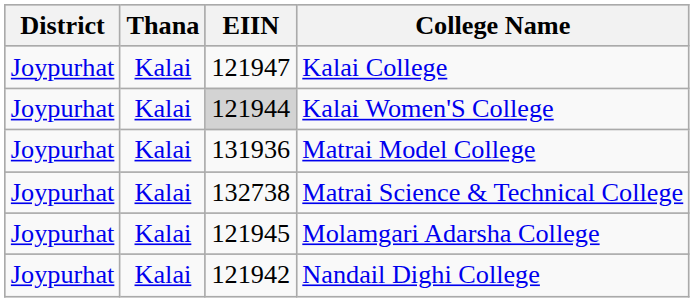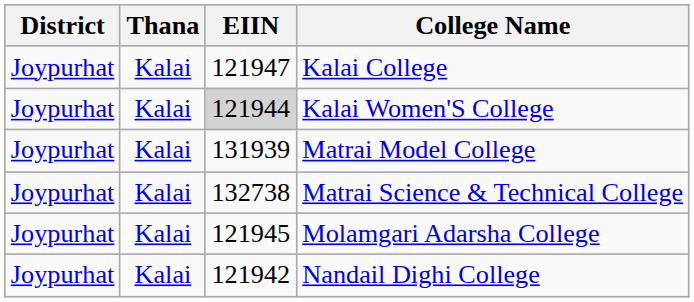(251, 150) 131936 -> (251, 150) 131939
